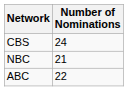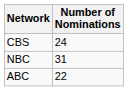(61, 59) 21 -> (61, 59) 31
